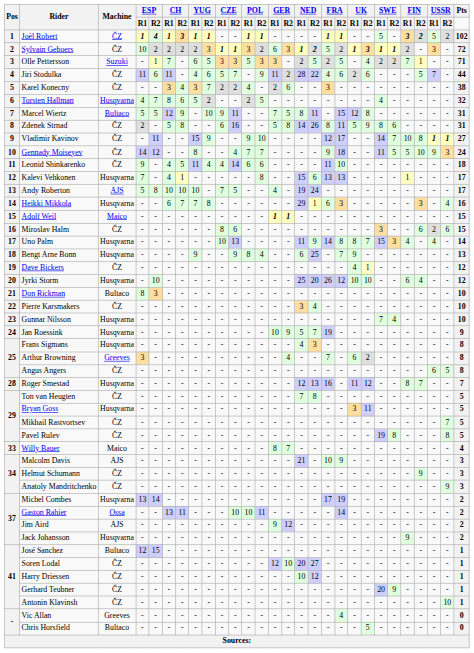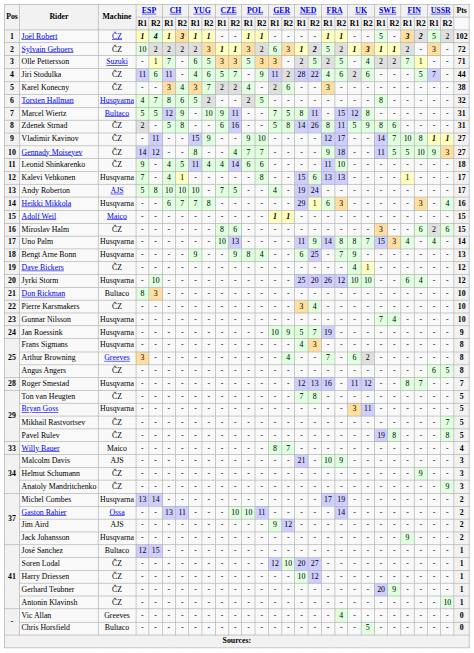(381, 100) 4 -> (381, 100) 8
(462, 152) 24 -> (462, 152) 27
